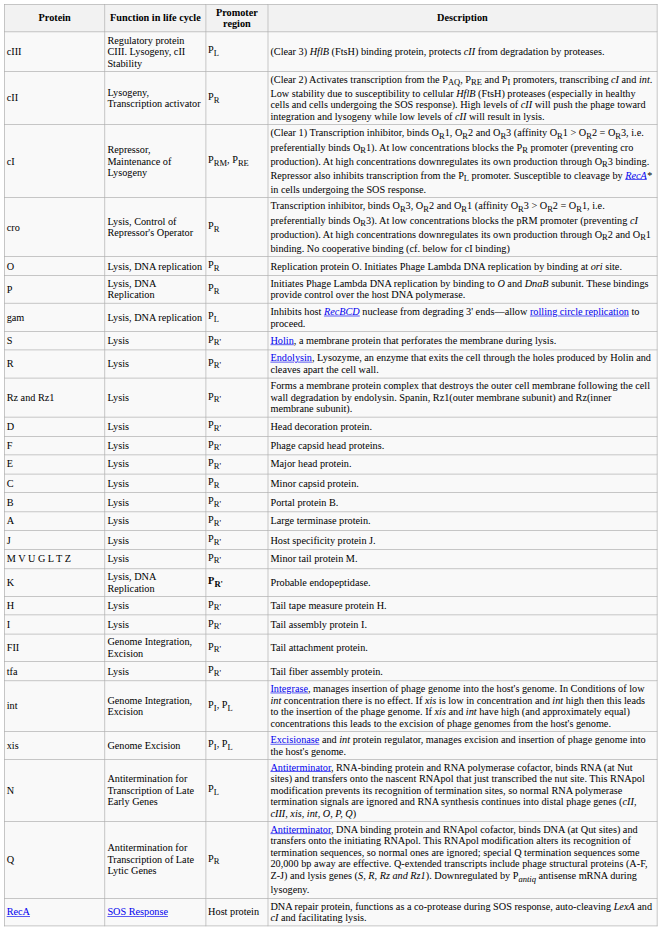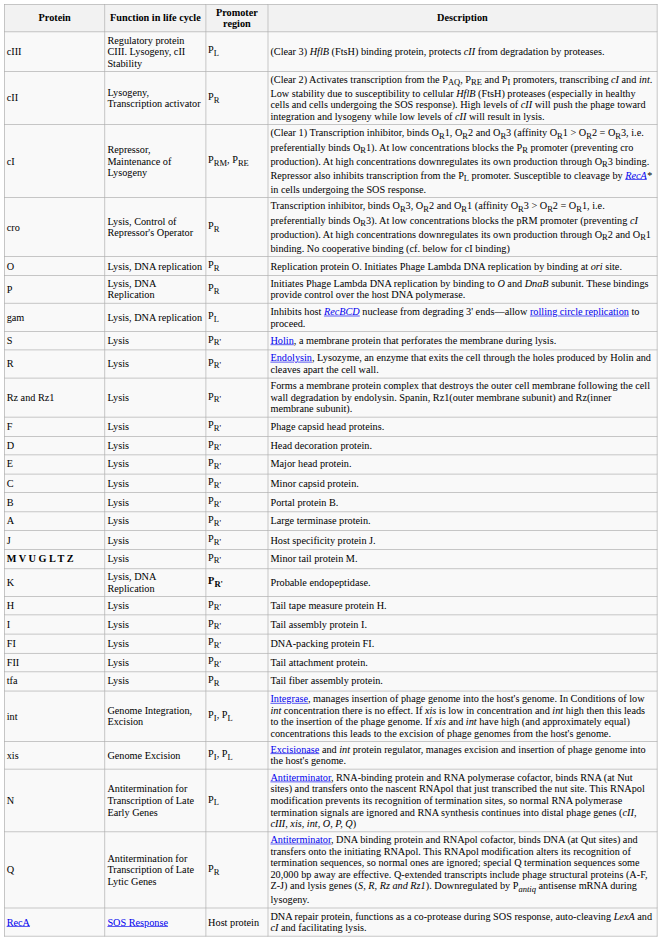rows swapped: (327, 445) <-> (321, 426)
(214, 483) PR -> (215, 483) PR'
(39, 559) normal -> (40, 559) bold
+ row: (322, 643)
(150, 648) Genome Integration, Excision -> (118, 662) Lysis
(215, 671) PR' -> (214, 681) PR
